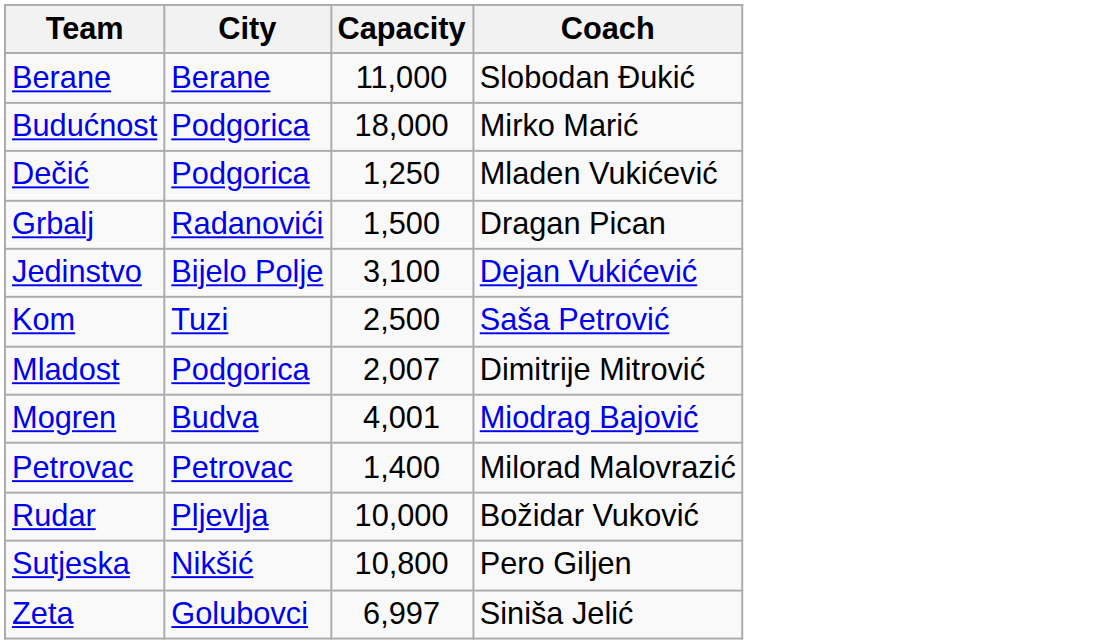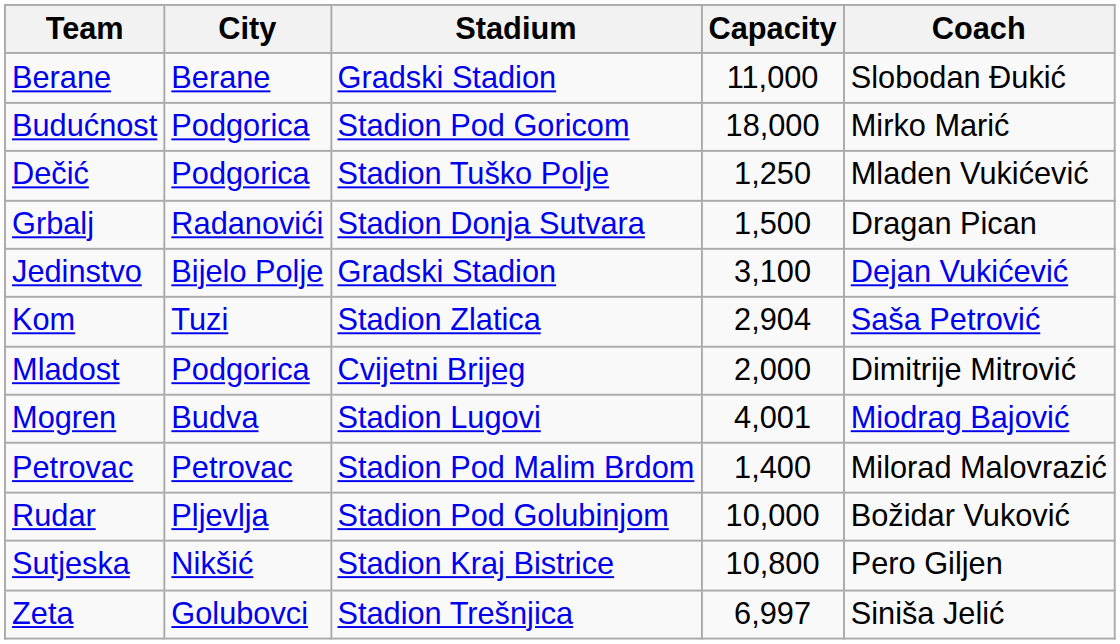+ column: (516, 28)
(402, 321) 2,500 -> (773, 321) 2,904
(402, 369) 2,007 -> (773, 369) 2,000
